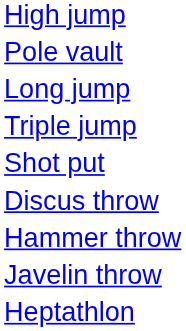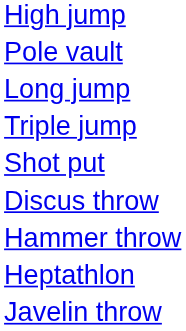rows swapped: (83, 275) <-> (69, 312)
